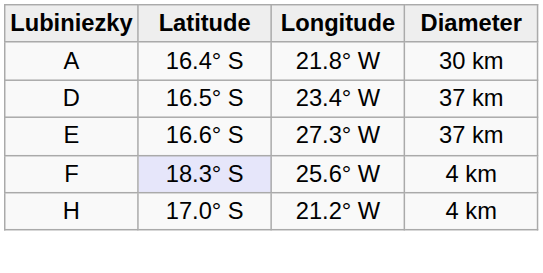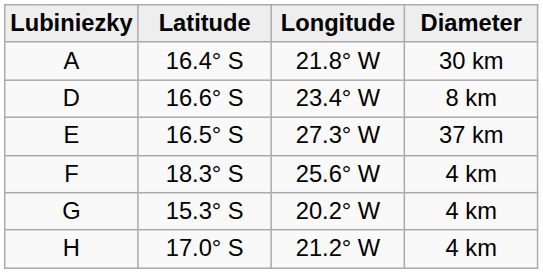(205, 98) 16.5° S -> (205, 98) 16.6° S
(471, 98) 37 km -> (471, 98) 8 km
(205, 135) 16.6° S -> (205, 135) 16.5° S
(205, 173) lavender background -> (205, 173) no background
+ row: (71, 211)
